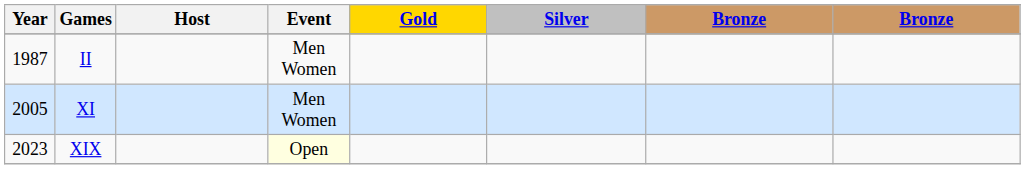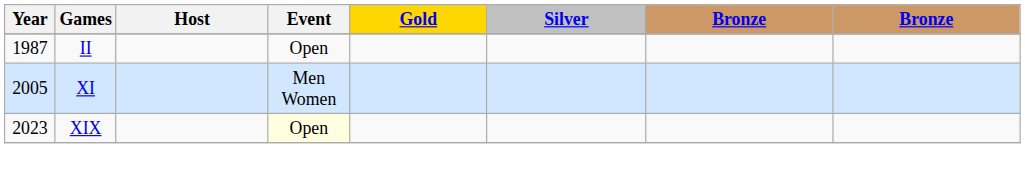(309, 59) Men Women -> (309, 48) Open
